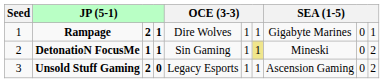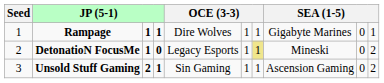(148, 31) 2 -> (148, 31) 1
(159, 50) 1 -> (159, 50) 0
(203, 50) Sin Gaming -> (203, 50) Legacy Esports
(159, 68) 0 -> (159, 68) 1
(203, 68) Legacy Esports -> (203, 68) Sin Gaming
